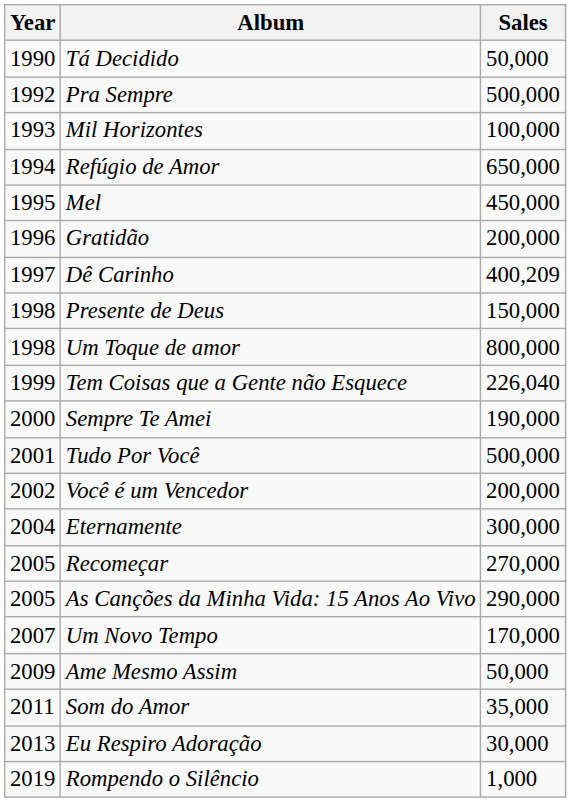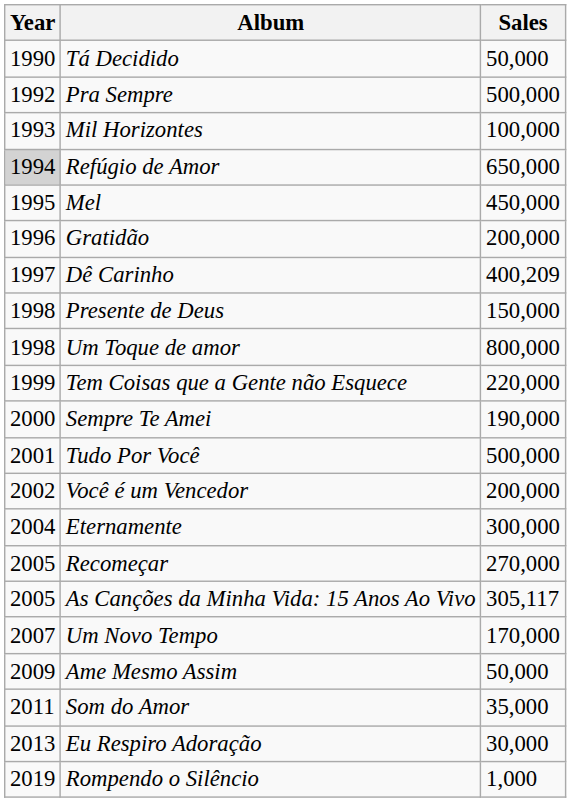(33, 166) no background -> (33, 166) lightgrey background
(523, 382) 226,040 -> (523, 382) 220,000
(523, 599) 290,000 -> (523, 599) 305,117
